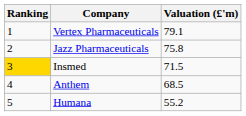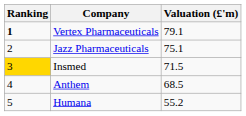(10, 31) normal -> (10, 31) bold
(174, 48) 75.8 -> (174, 48) 75.1
